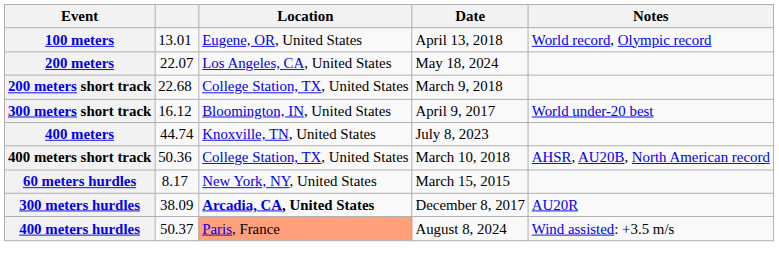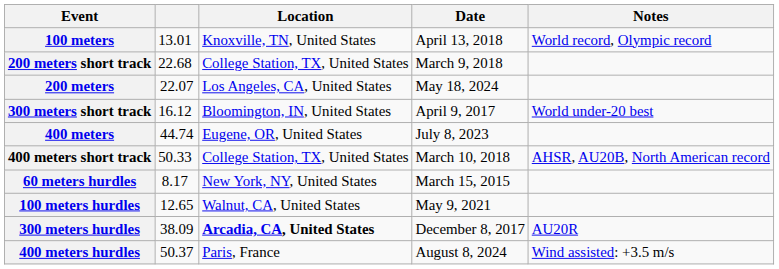(282, 39) Eugene, OR, United States -> (289, 39) Knoxville, TN, United States
rows swapped: (80, 63) <-> (80, 87)
(289, 134) Knoxville, TN, United States -> (282, 134) Eugene, OR, United States
(177, 157) 50.36 -> (177, 157) 50.33
+ row: (80, 205)
(241, 228) lightsalmon background -> (241, 252) no background
